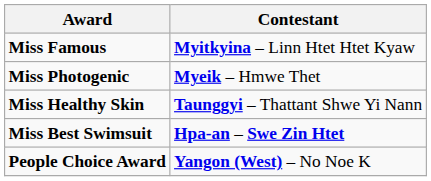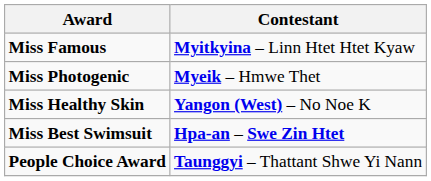(298, 104) Taunggyi – Thattant Shwe Yi Nann -> (272, 104) Yangon (West) – No Noe K
(272, 161) Yangon (West) – No Noe K -> (298, 161) Taunggyi – Thattant Shwe Yi Nann
